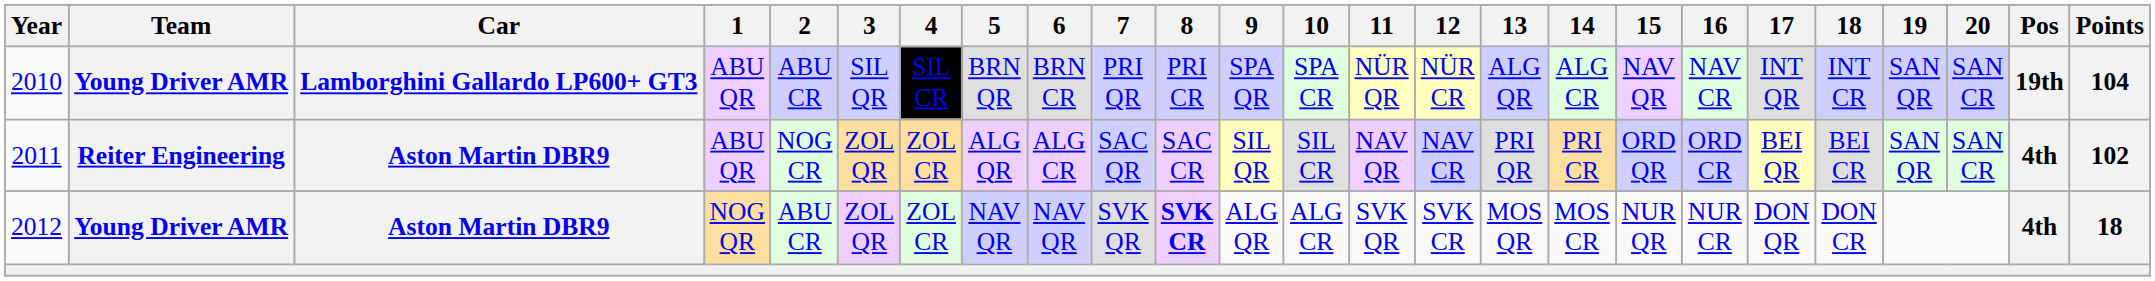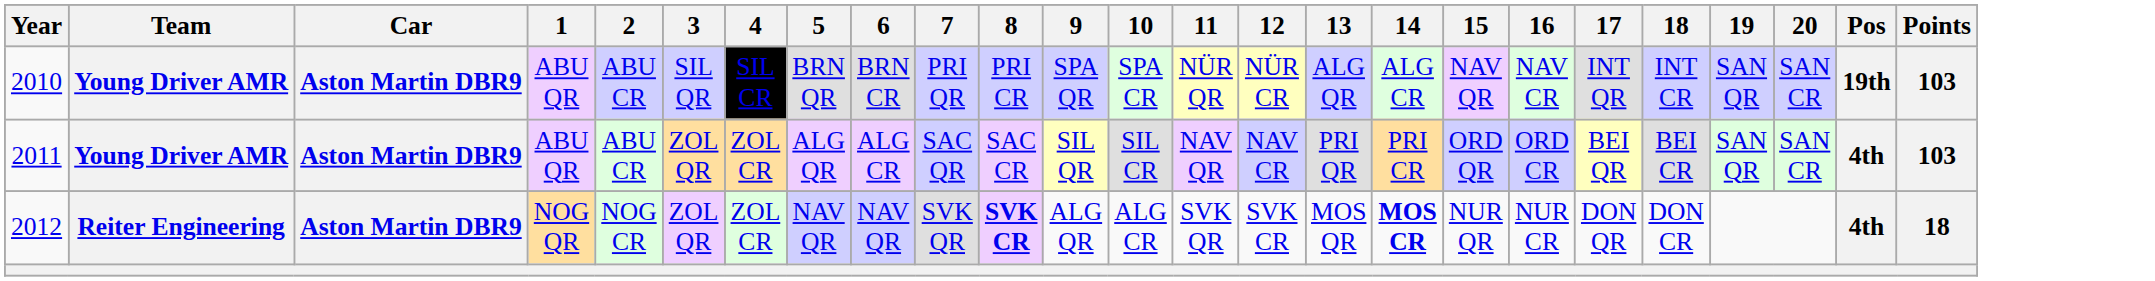(499, 82) Lamborghini Gallardo LP600+ GT3 -> (411, 82) Aston Martin DBR9
(2110, 82) 104 -> (1937, 82) 103
(181, 154) Reiter Engineering -> (181, 154) Young Driver AMR
(805, 154) NOG CR -> (629, 154) ABU CR
(2110, 154) 102 -> (1937, 154) 103
(181, 226) Young Driver AMR -> (181, 226) Reiter Engineering
(805, 226) ABU CR -> (629, 226) NOG CR
(1582, 226) normal -> (1408, 226) bold
